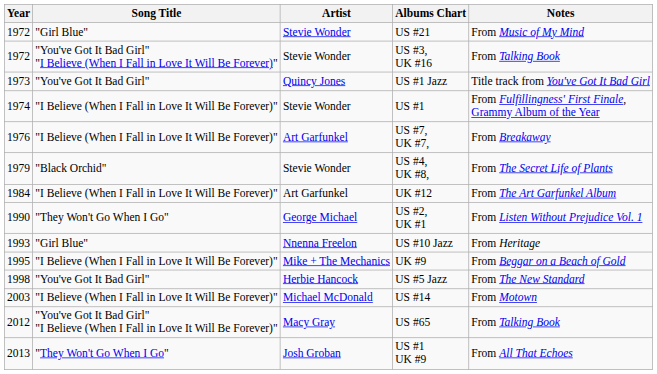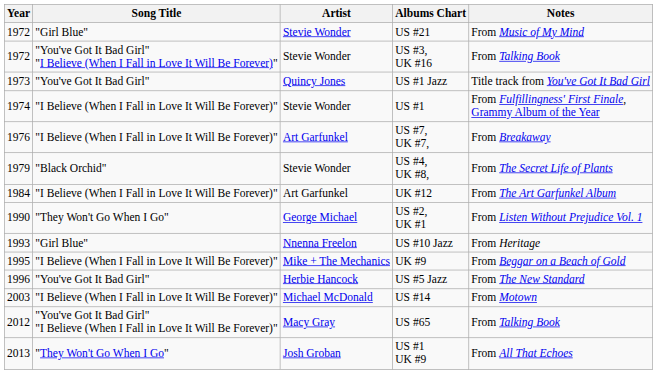(19, 279) 1998 -> (19, 279) 1996
